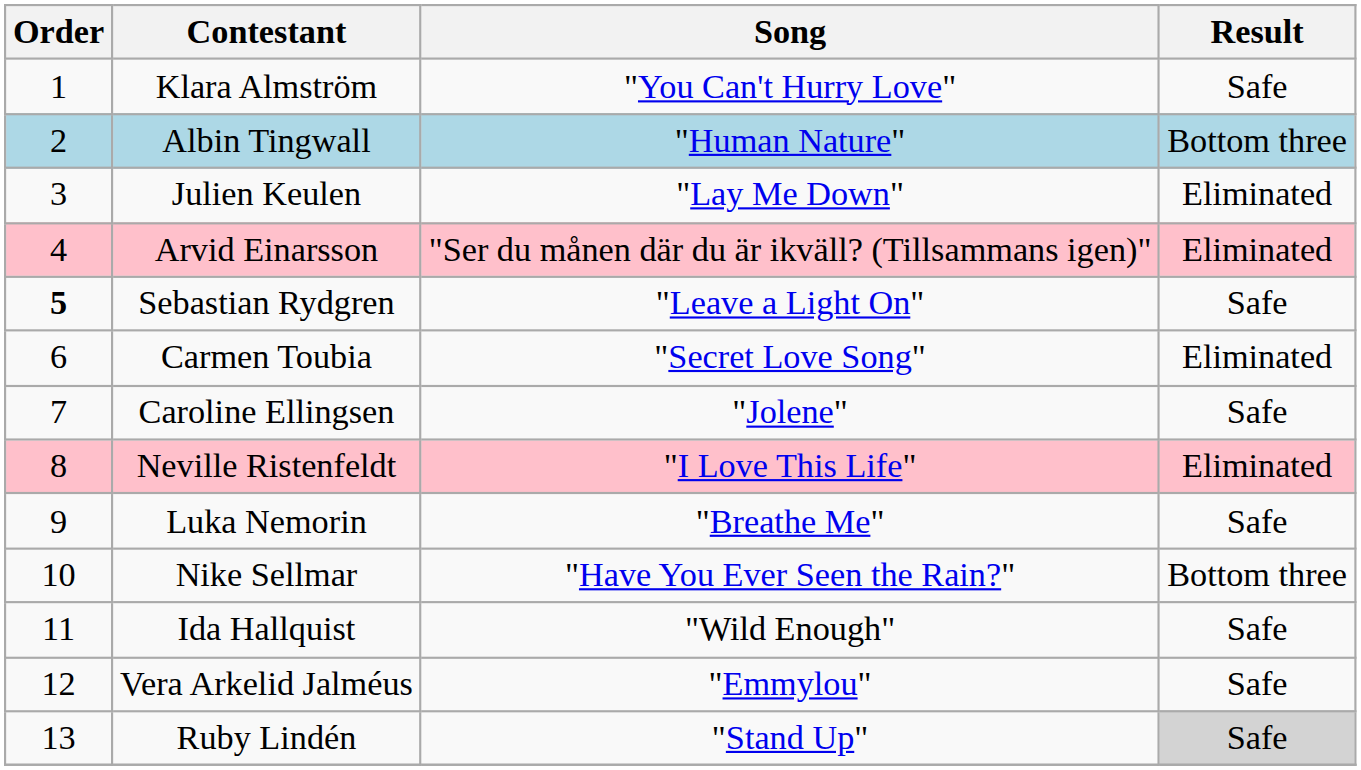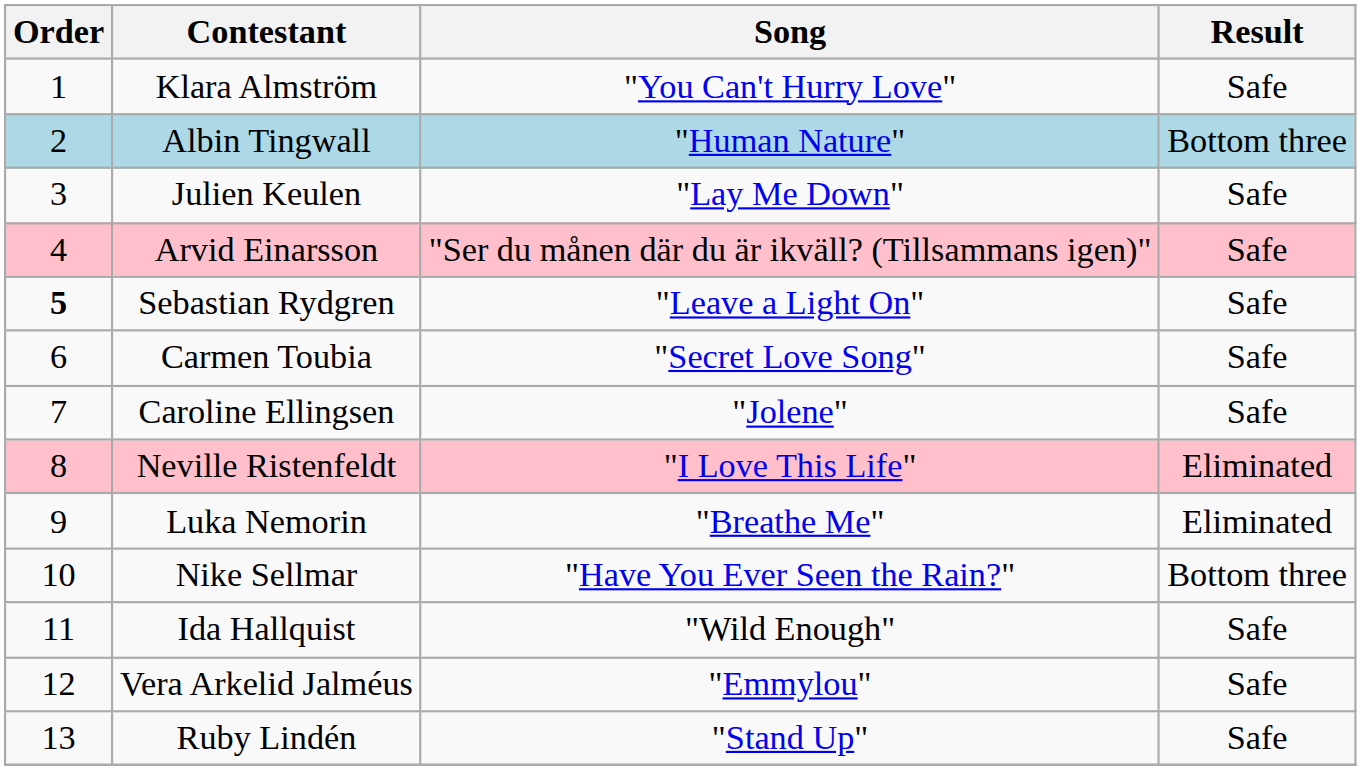(1257, 194) Eliminated -> (1257, 194) Safe
(1257, 248) Eliminated -> (1257, 248) Safe
(1257, 357) Eliminated -> (1257, 357) Safe
(1257, 520) Safe -> (1257, 520) Eliminated
(1257, 737) lightgrey background -> (1257, 737) no background
